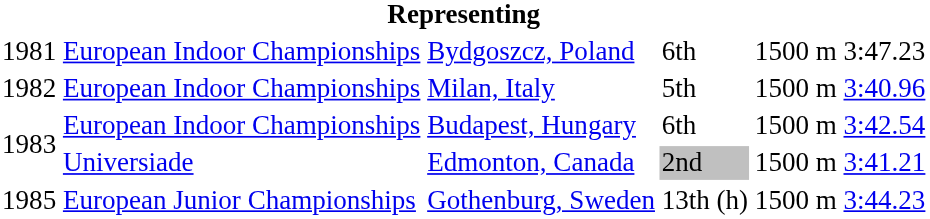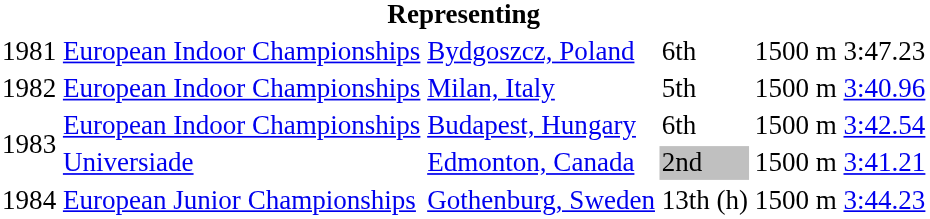(29, 199) 1985 -> (29, 199) 1984
